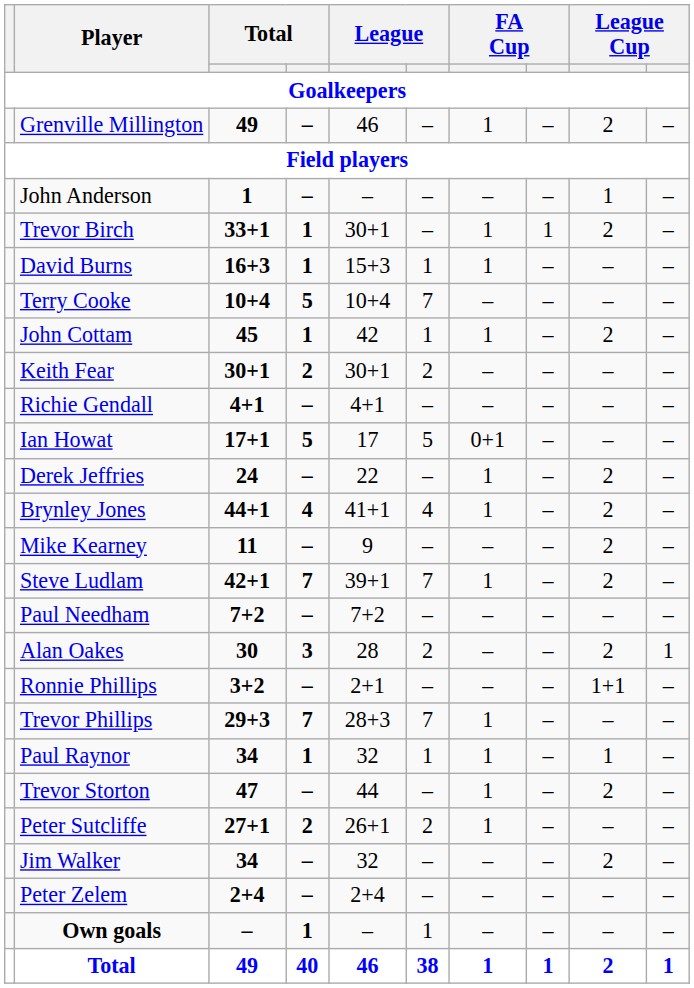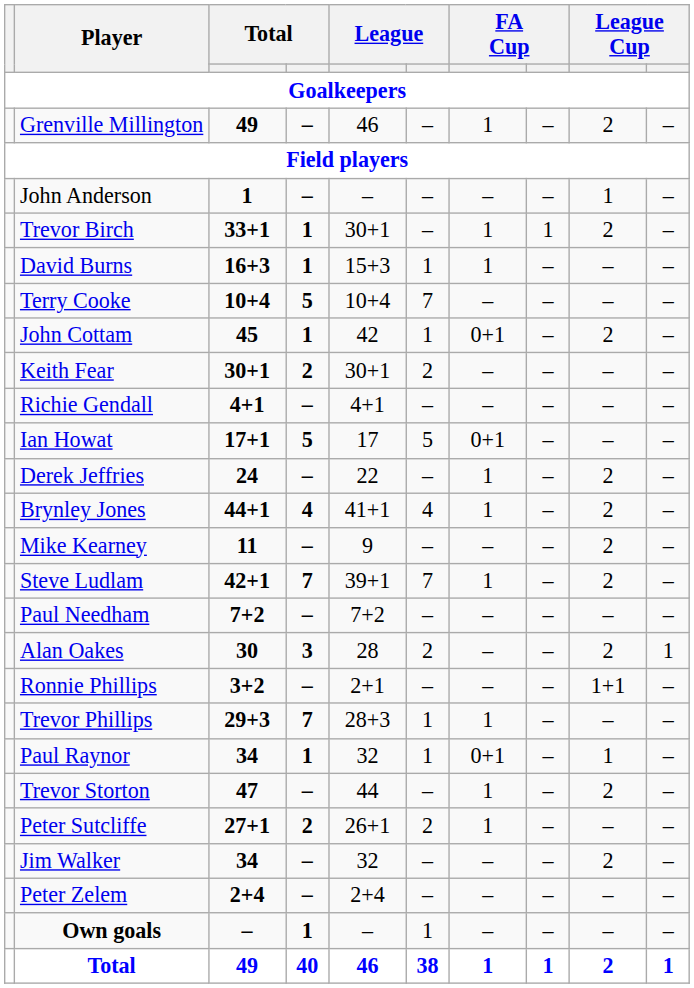(488, 335) 1 -> (488, 335) 0+1
(428, 720) 7 -> (428, 720) 1
(488, 755) 1 -> (488, 755) 0+1
